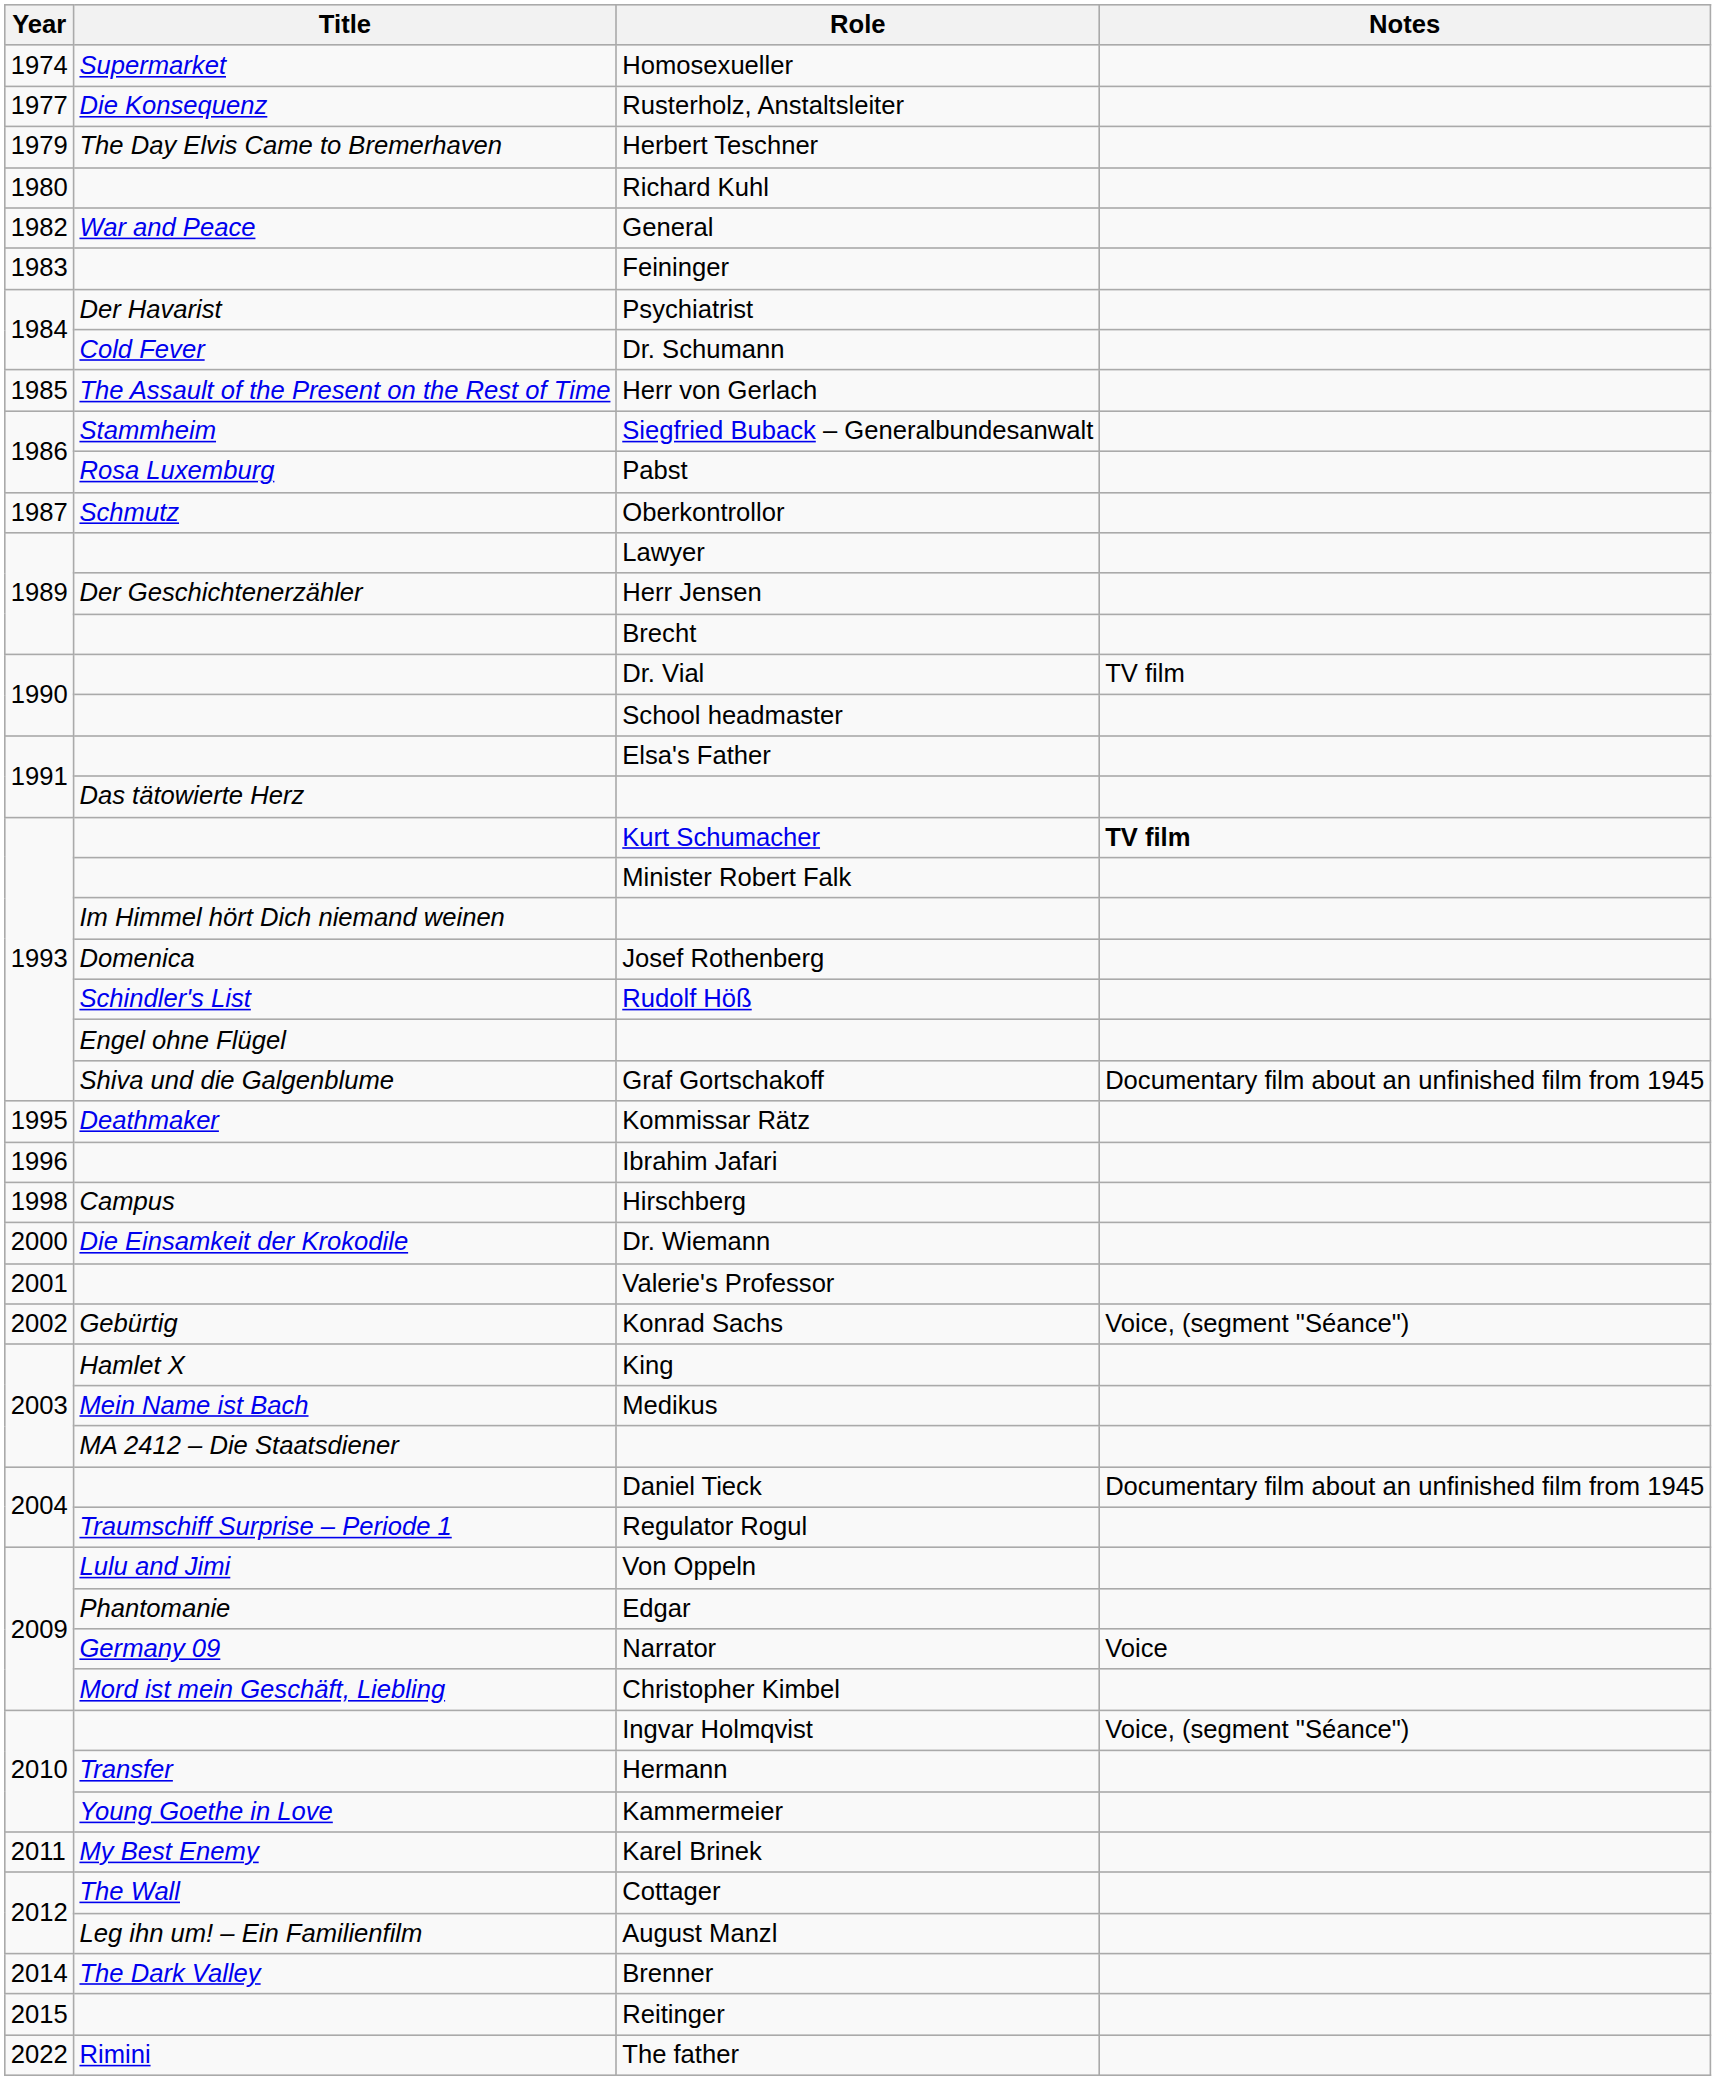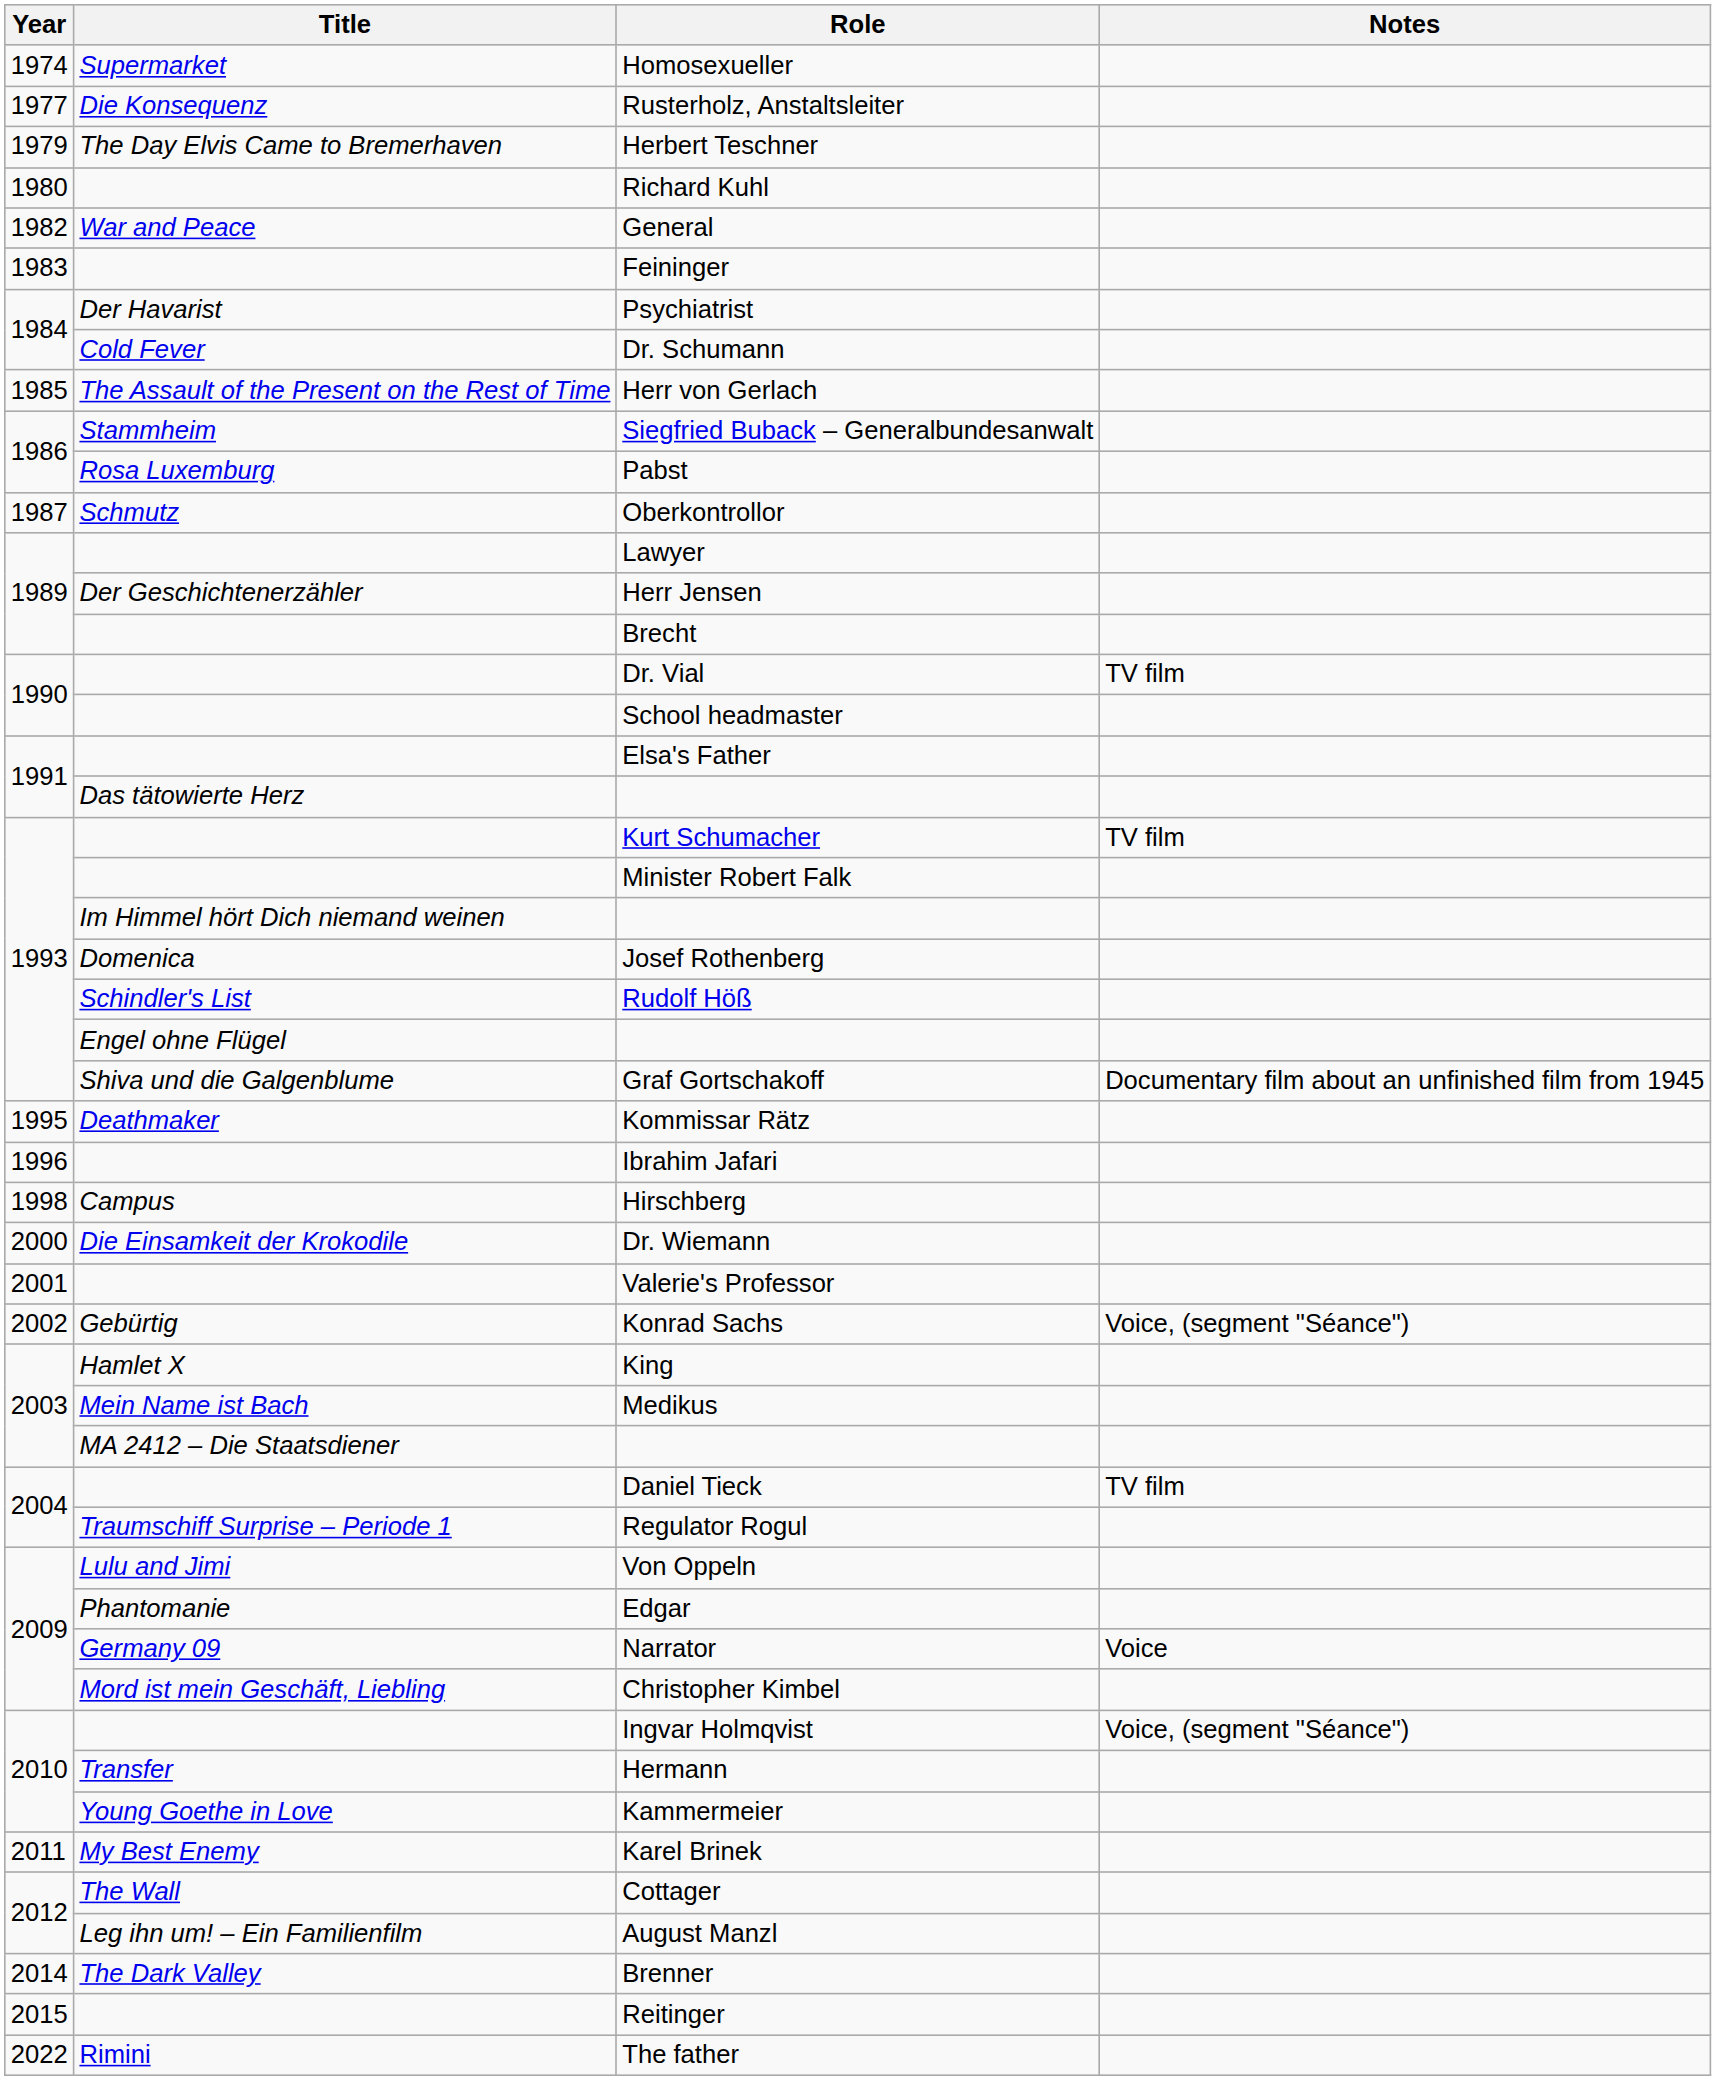(1148, 836) bold -> (1145, 836) normal
(1405, 1486) Documentary film about an unfinished film from 1945 -> (1145, 1486) TV film
